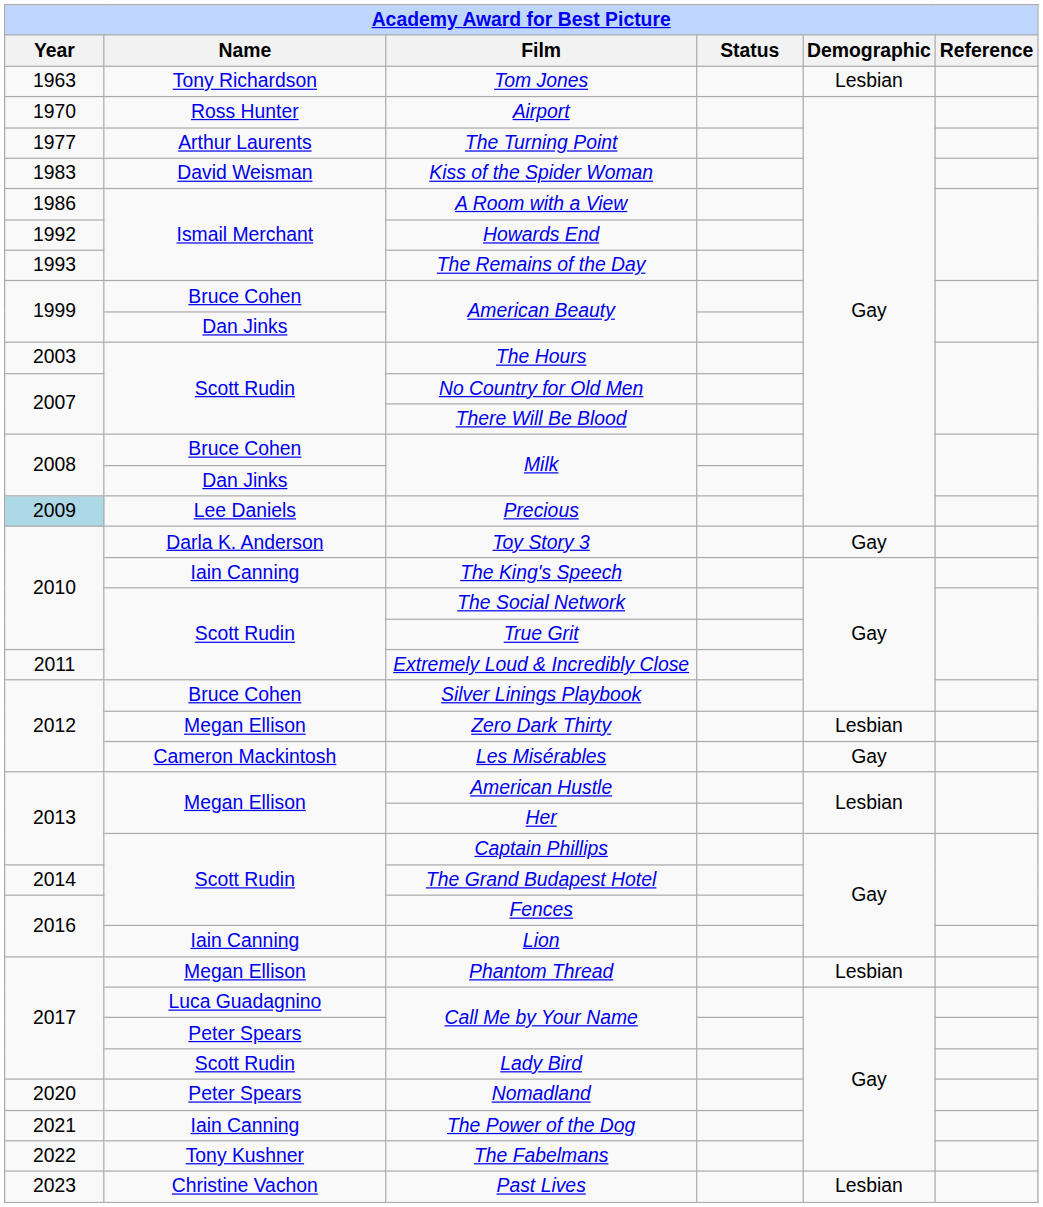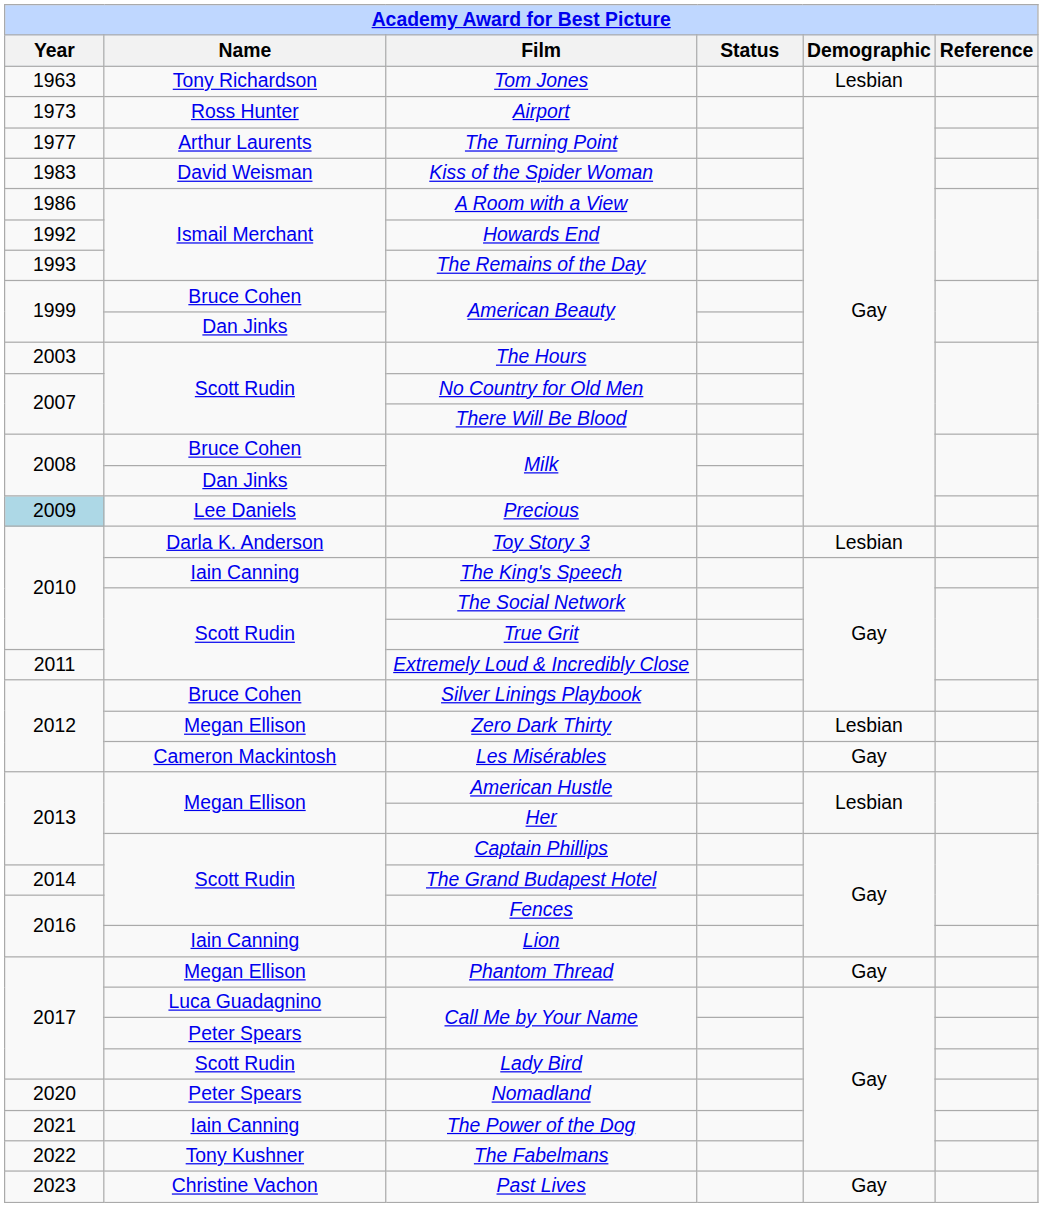(54, 111) 1970 -> (54, 111) 1973
(869, 541) Gay -> (869, 541) Lesbian
(869, 971) Lesbian -> (869, 971) Gay
(869, 1186) Lesbian -> (869, 1186) Gay
